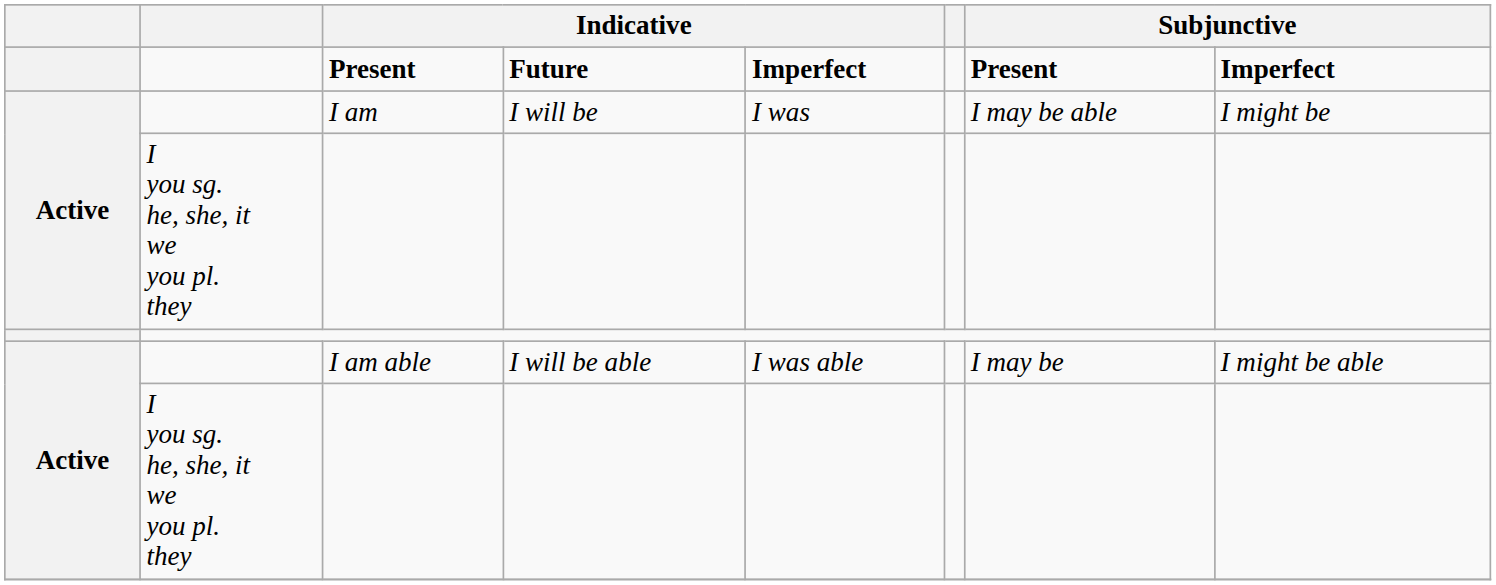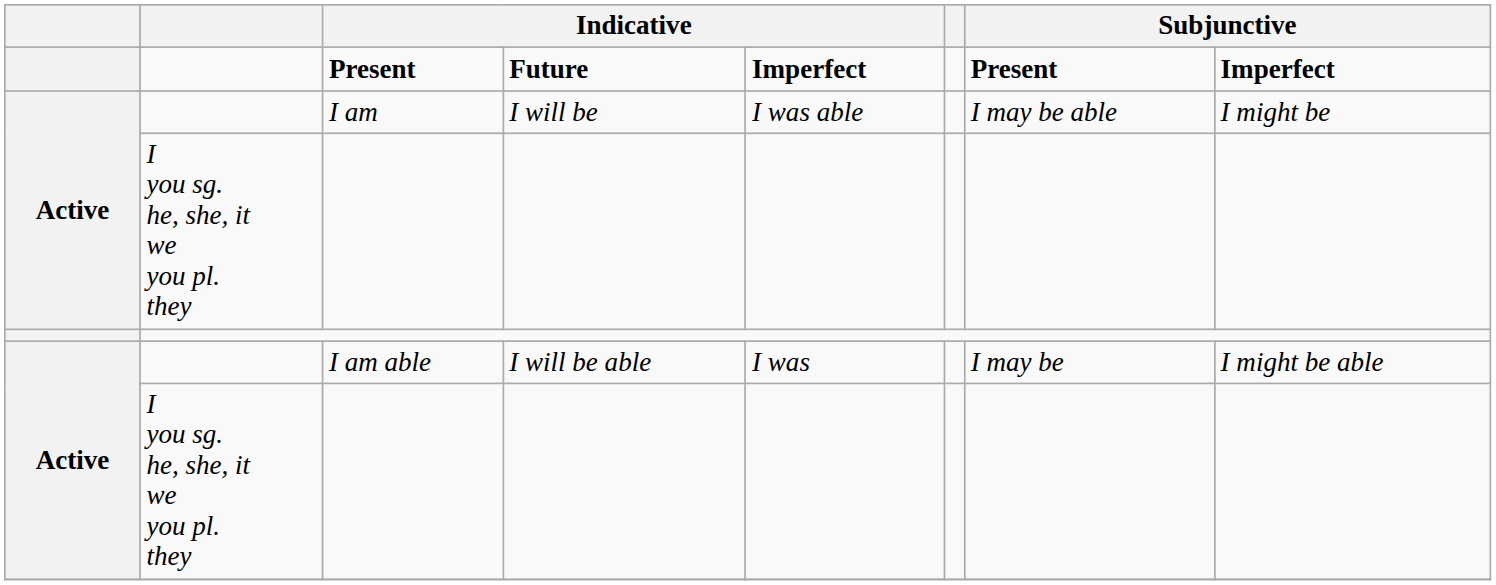(781, 111) I was -> (808, 111) I was able
(808, 362) I was able -> (781, 362) I was
